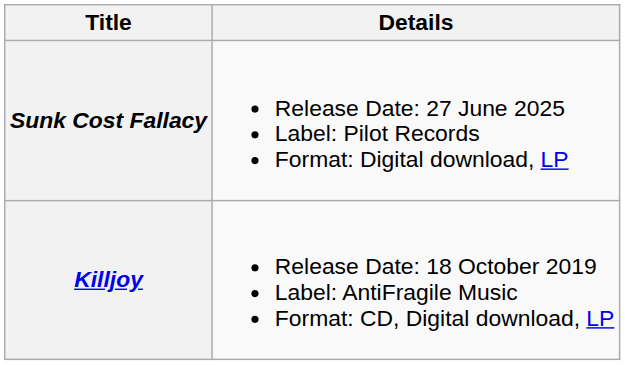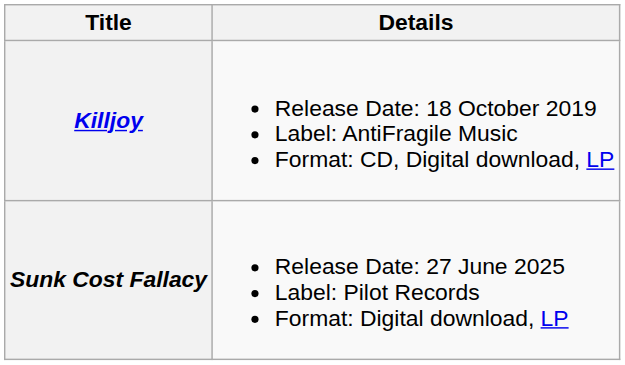rows swapped: (109, 279) <-> (109, 120)
